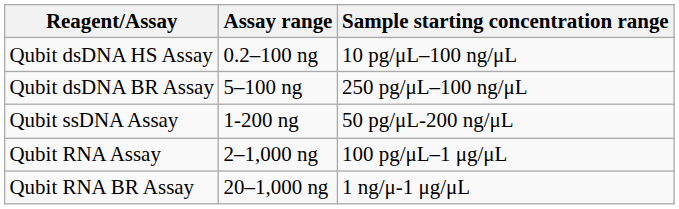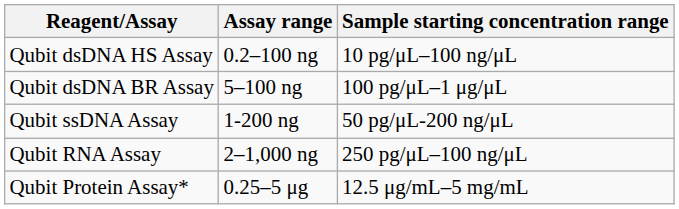(435, 87) 250 pg/μL–100 ng/μL -> (425, 87) 100 pg/μL–1 μg/μL
(425, 154) 100 pg/μL–1 μg/μL -> (435, 154) 250 pg/μL–100 ng/μL
- row: (102, 187)
+ row: (99, 187)
